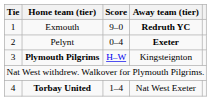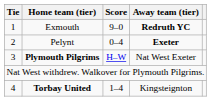(166, 57) Kingsteignton -> (166, 57) Nat West Exeter
(166, 88) Nat West Exeter -> (166, 88) Kingsteignton
